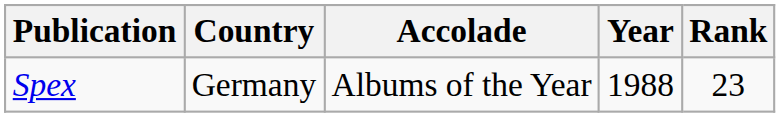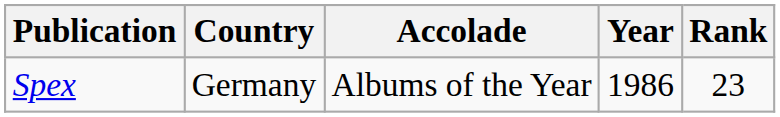(640, 84) 1988 -> (640, 84) 1986
